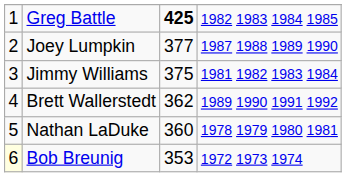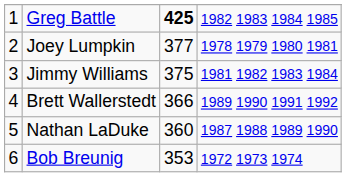(269, 46) 1987 1988 1989 1990 -> (269, 46) 1978 1979 1980 1981
(179, 102) 362 -> (179, 102) 366
(269, 130) 1978 1979 1980 1981 -> (269, 130) 1987 1988 1989 1990
(14, 158) lightyellow background -> (14, 158) no background
